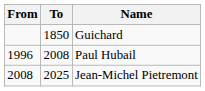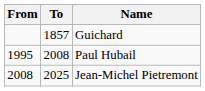(56, 34) 1850 -> (56, 34) 1857
(20, 55) 1996 -> (20, 55) 1995
